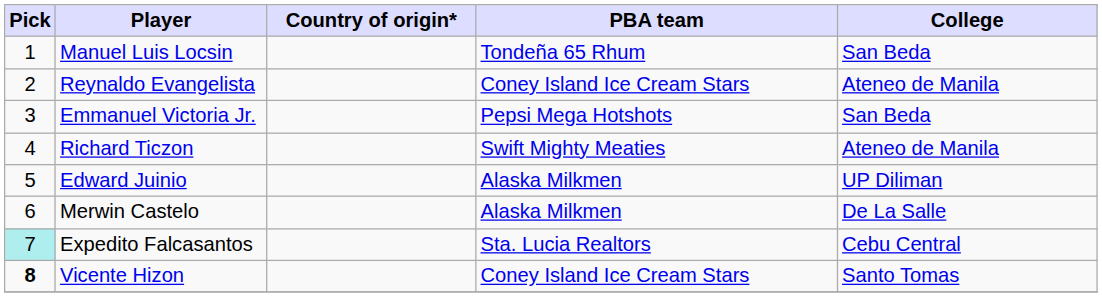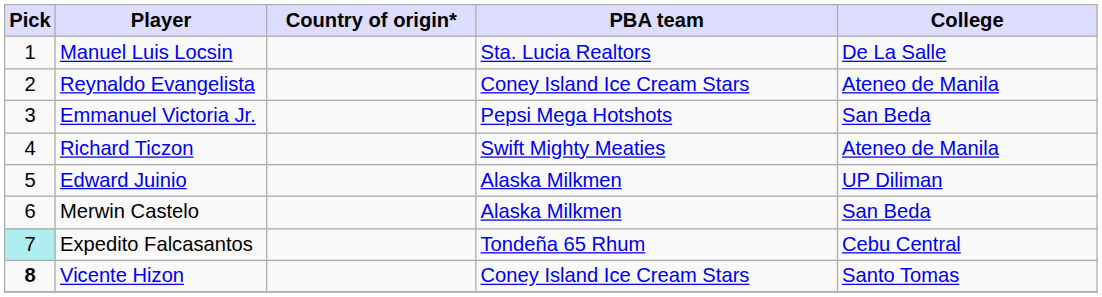(563, 52) Tondeña 65 Rhum -> (566, 52) Sta. Lucia Realtors
(886, 52) San Beda -> (894, 52) De La Salle
(894, 212) De La Salle -> (886, 212) San Beda
(566, 244) Sta. Lucia Realtors -> (563, 244) Tondeña 65 Rhum
